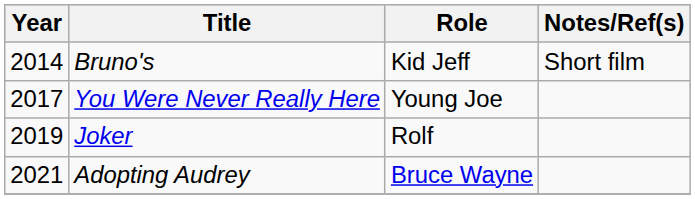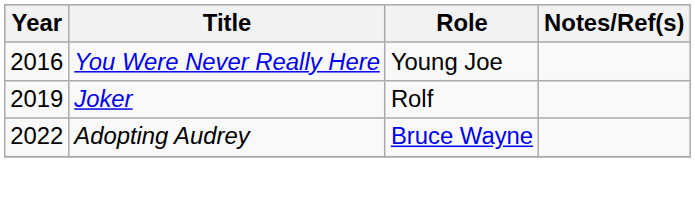- row: (114, 61)
(37, 99) 2017 -> (37, 61) 2016
(37, 174) 2021 -> (37, 136) 2022
